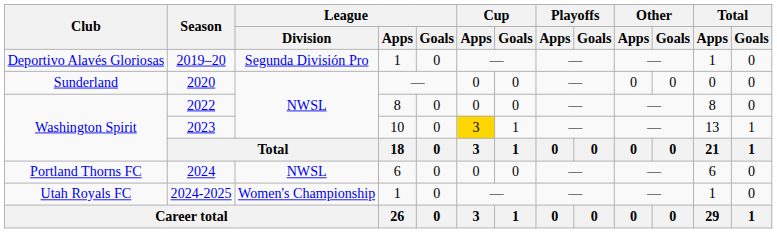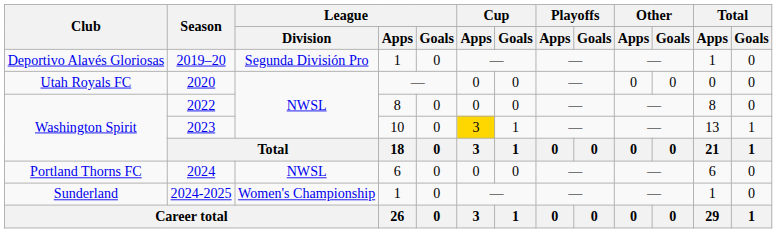(86, 82) Sunderland -> (86, 82) Utah Royals FC
(86, 194) Utah Royals FC -> (86, 194) Sunderland
